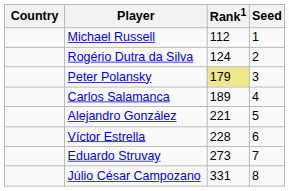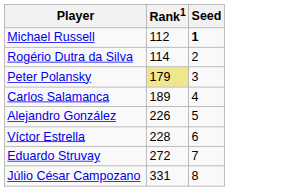- column: (35, 16)
(255, 37) normal -> (195, 37) bold
(220, 57) 124 -> (159, 57) 114
(220, 116) 221 -> (160, 116) 226
(220, 156) 273 -> (160, 156) 272
